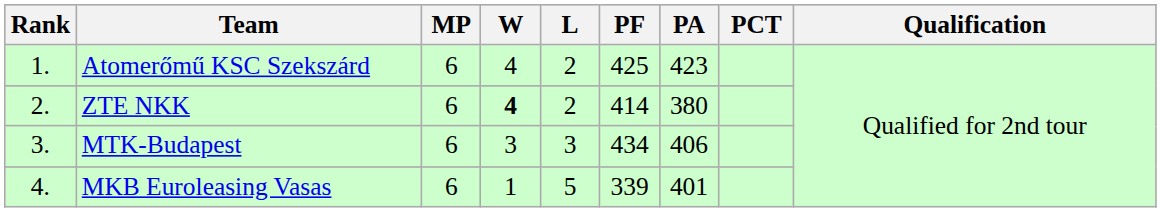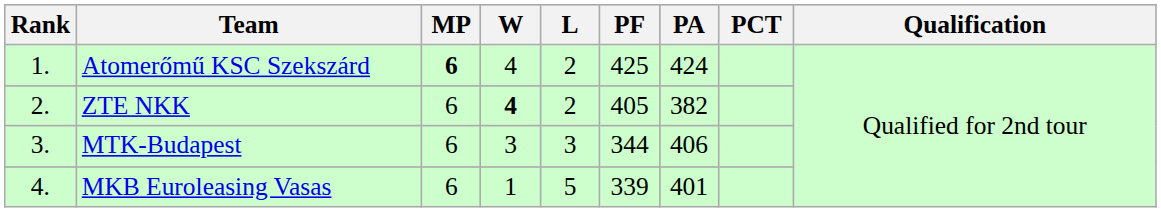(451, 65) normal -> (451, 65) bold
(689, 65) 423 -> (689, 65) 424
(630, 105) 414 -> (630, 105) 405
(689, 105) 380 -> (689, 105) 382
(630, 145) 434 -> (630, 145) 344
